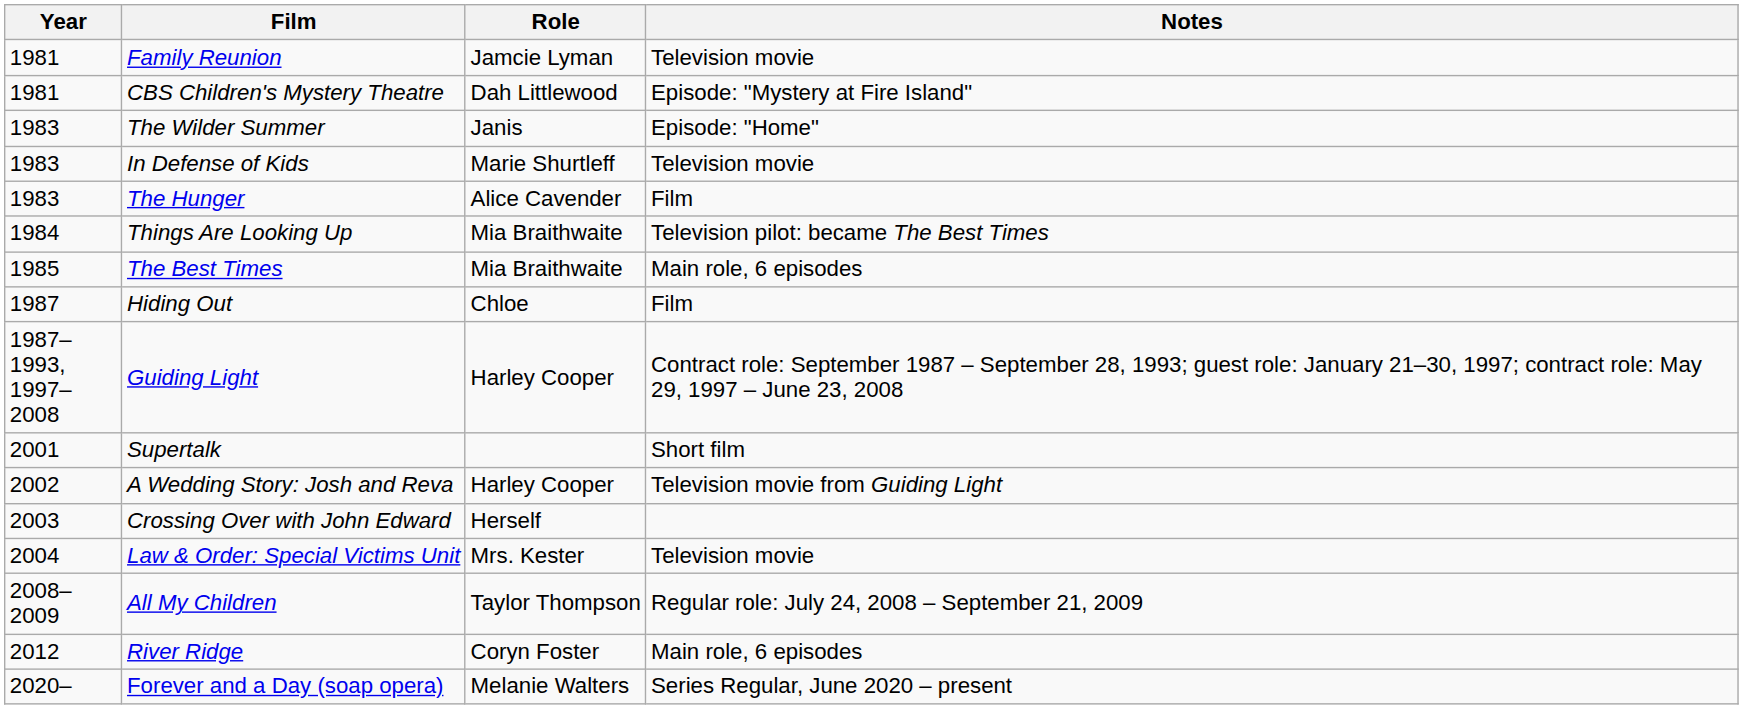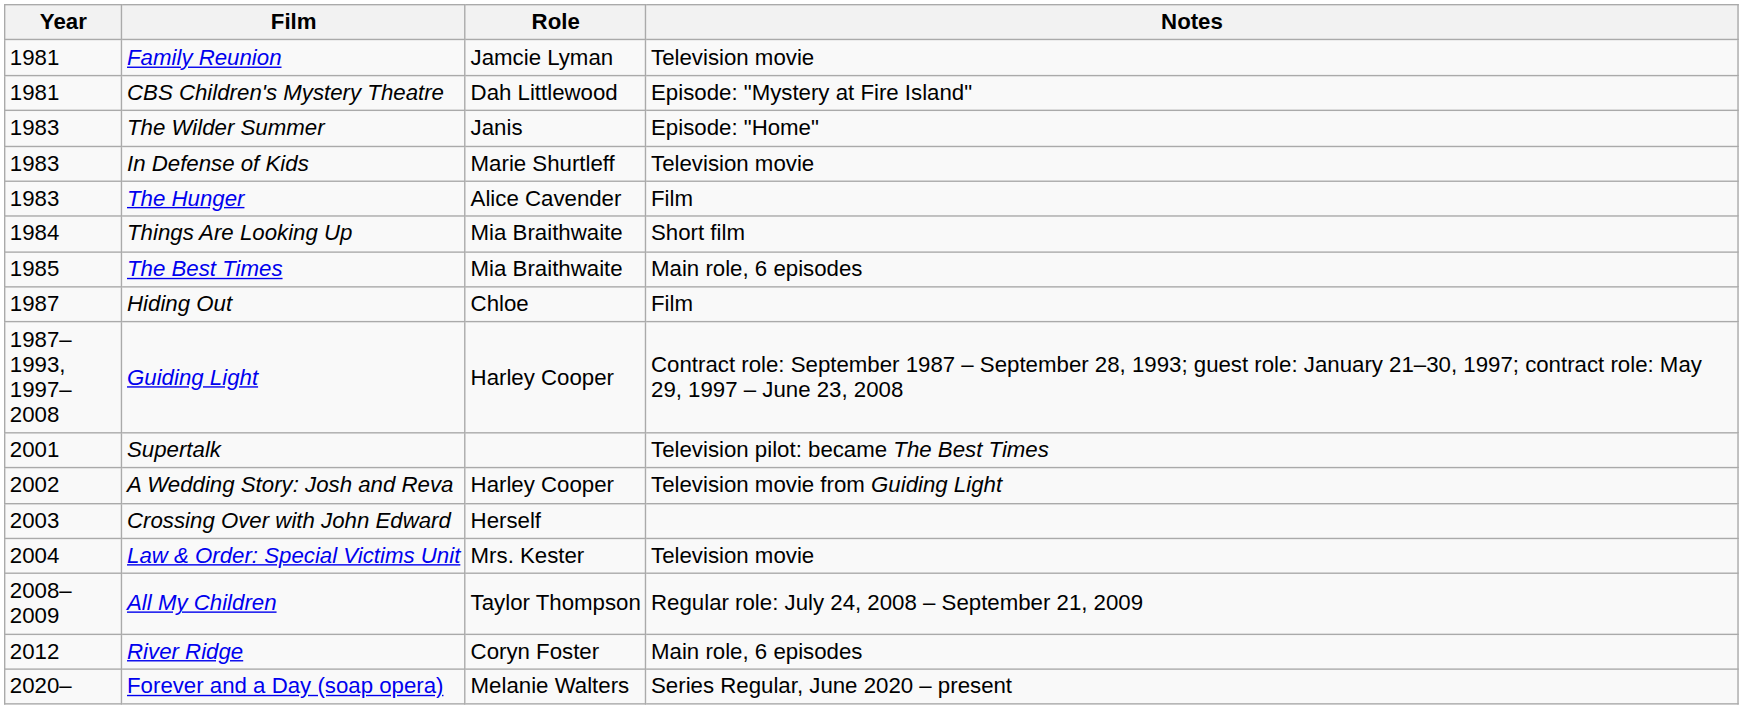(850, 233) Television pilot: became The Best Times -> (698, 233) Short film
(698, 449) Short film -> (850, 449) Television pilot: became The Best Times
